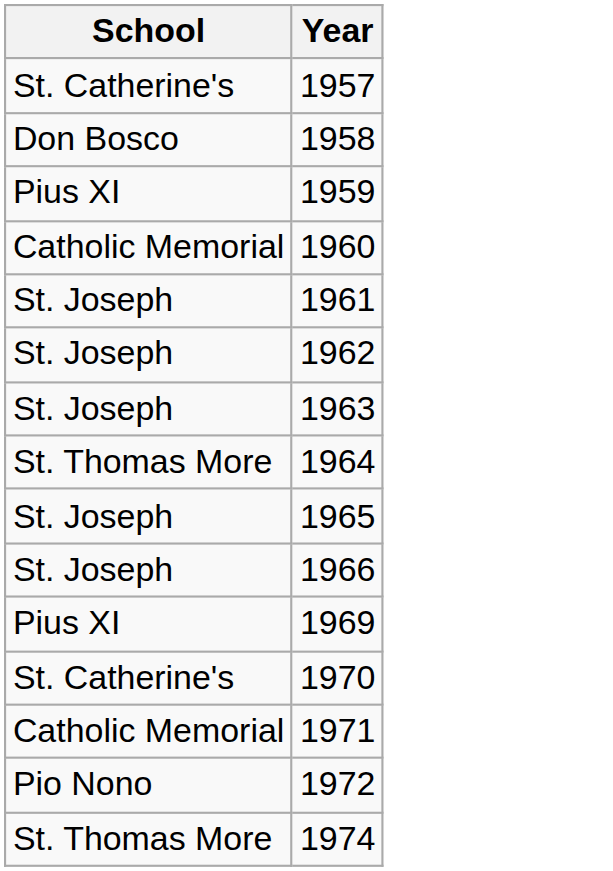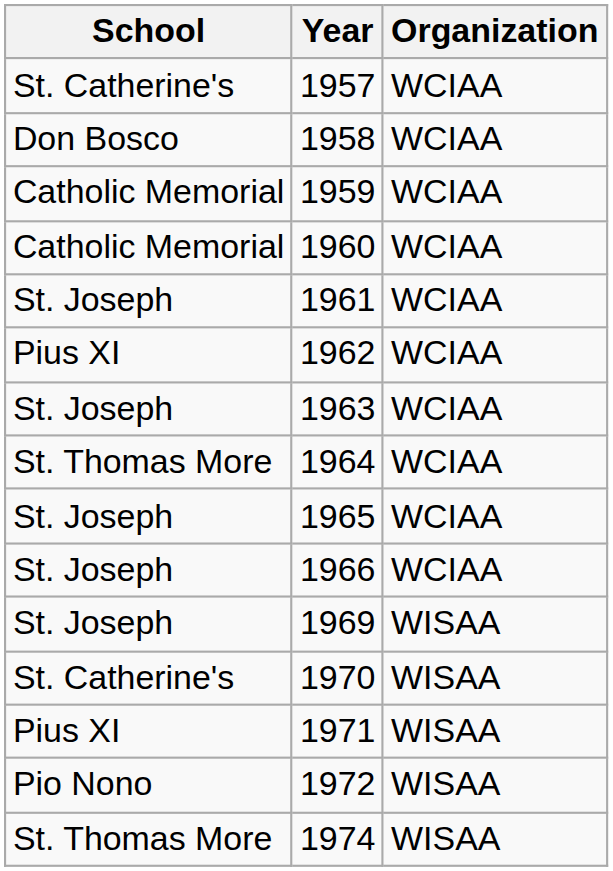+ column: (495, 31)
(67, 192) Pius XI -> (149, 192) Catholic Memorial
(93, 354) St. Joseph -> (67, 354) Pius XI
(67, 623) Pius XI -> (93, 623) St. Joseph
(149, 730) Catholic Memorial -> (67, 730) Pius XI
